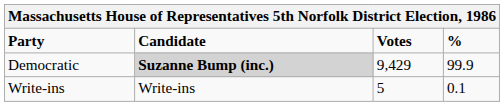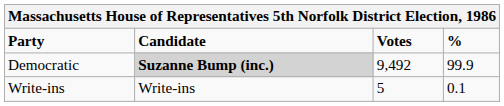(394, 64) 9,429 -> (394, 64) 9,492
